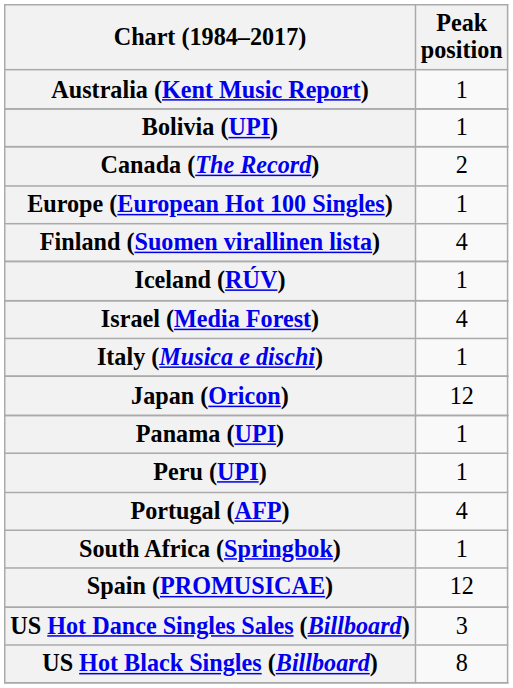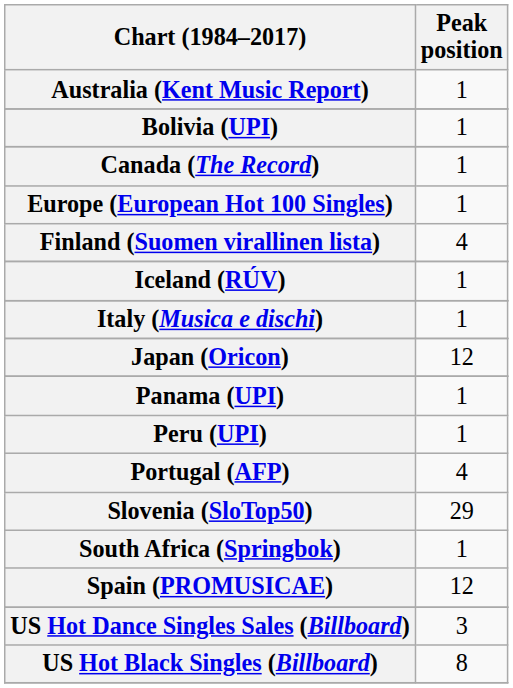(462, 165) 2 -> (462, 165) 1
- row: (210, 319)
+ row: (210, 510)
